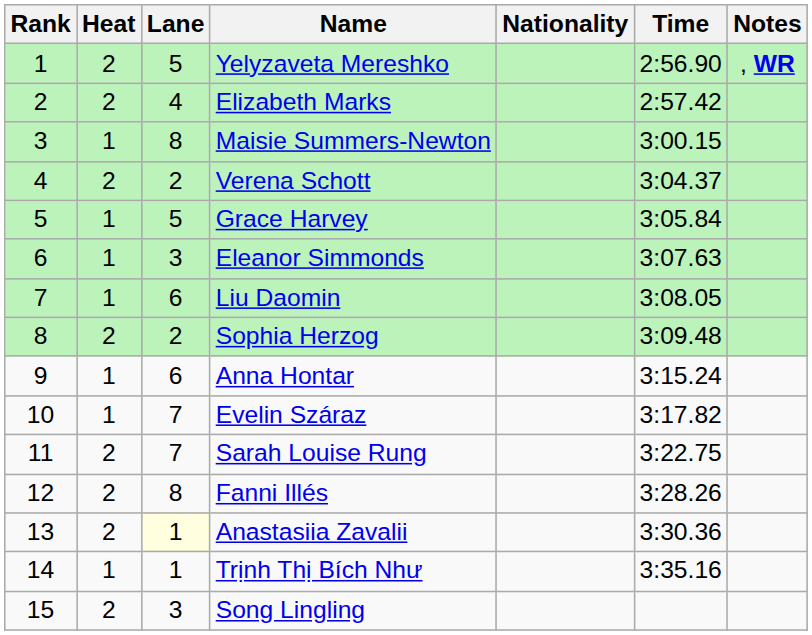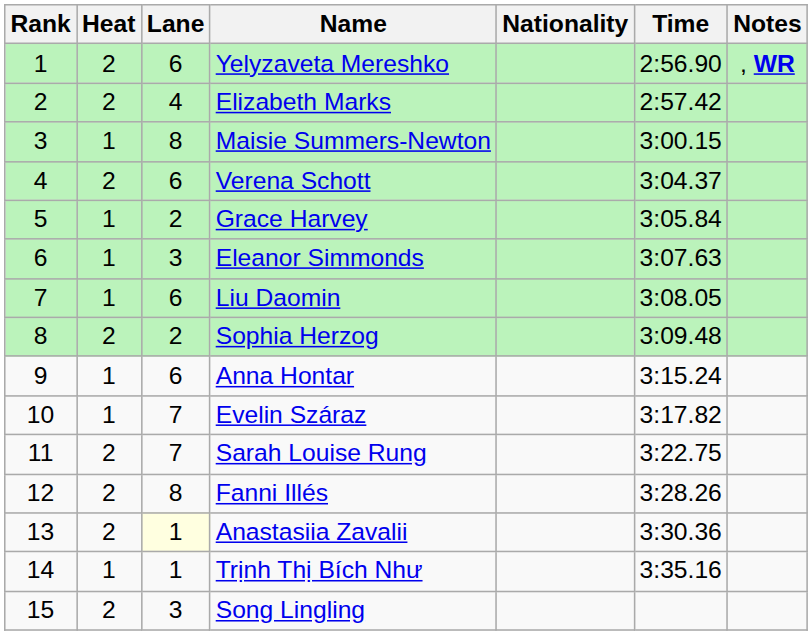(176, 63) 5 -> (176, 63) 6
(176, 180) 2 -> (176, 180) 6
(176, 219) 5 -> (176, 219) 2
